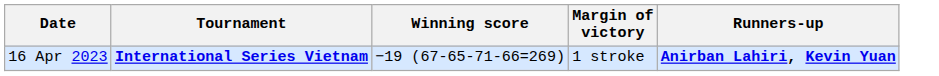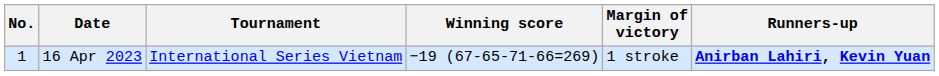+ column: (22, 26)
(241, 59) bold -> (276, 59) normal
